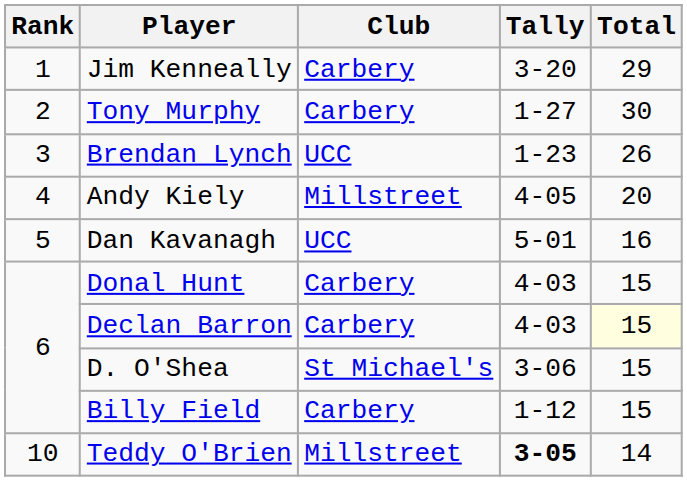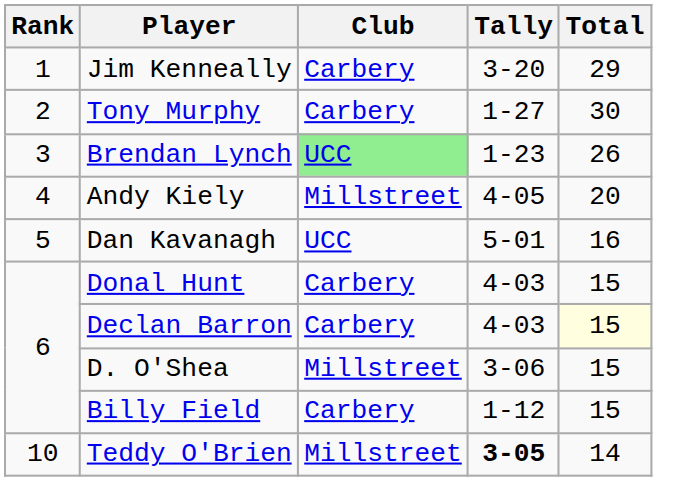(328, 155) no background -> (328, 155) lightgreen background
(399, 369) St Michael's -> (383, 369) Millstreet
